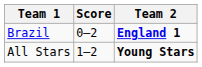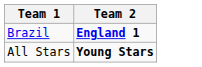- column: (94, 14)
